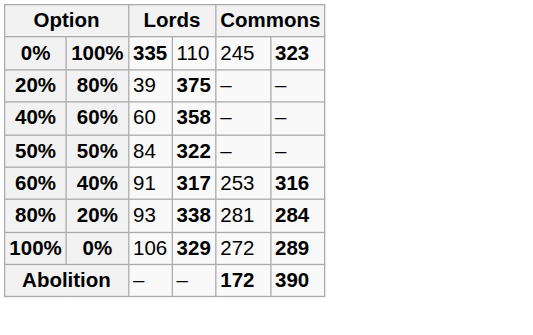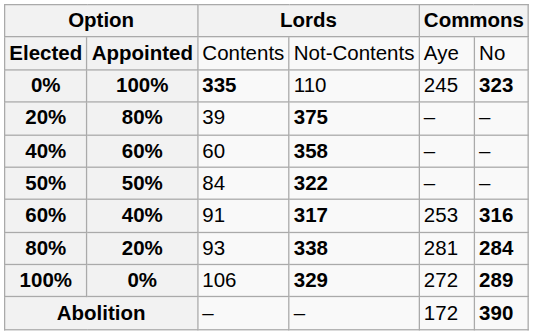+ row: (46, 53)
(237, 280) bold -> (441, 313) normal
